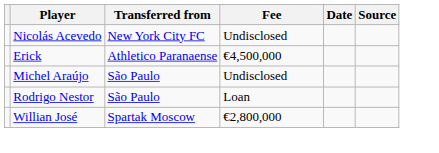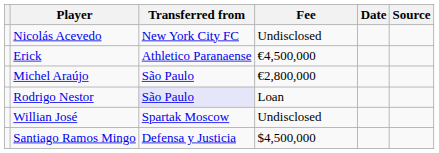(255, 76) Undisclosed -> (287, 76) €2,800,000
(134, 96) no background -> (168, 96) lavender background
(252, 117) €2,800,000 -> (290, 117) Undisclosed
+ row: (75, 138)
